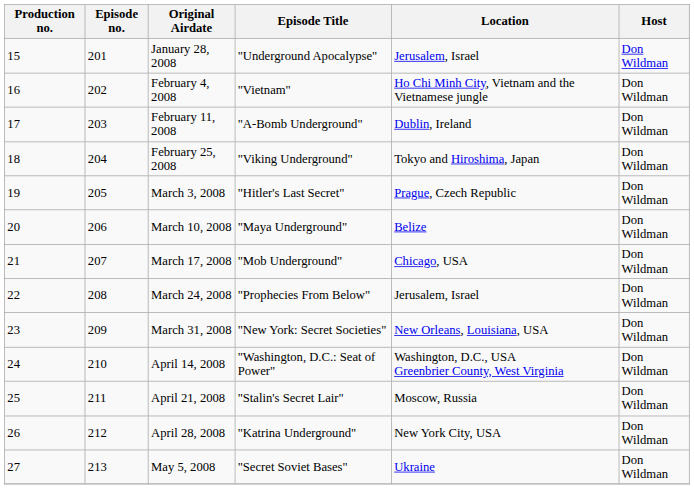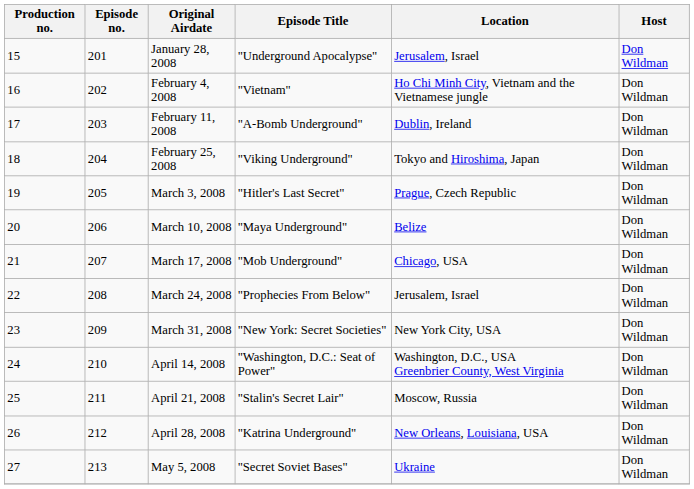(471, 330) New Orleans, Louisiana, USA -> (448, 330) New York City, USA
(448, 432) New York City, USA -> (471, 432) New Orleans, Louisiana, USA
